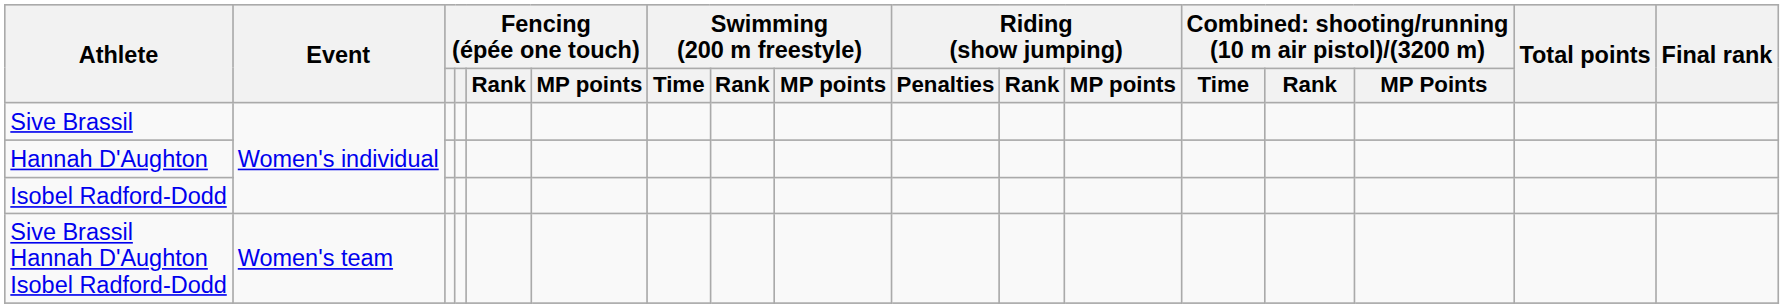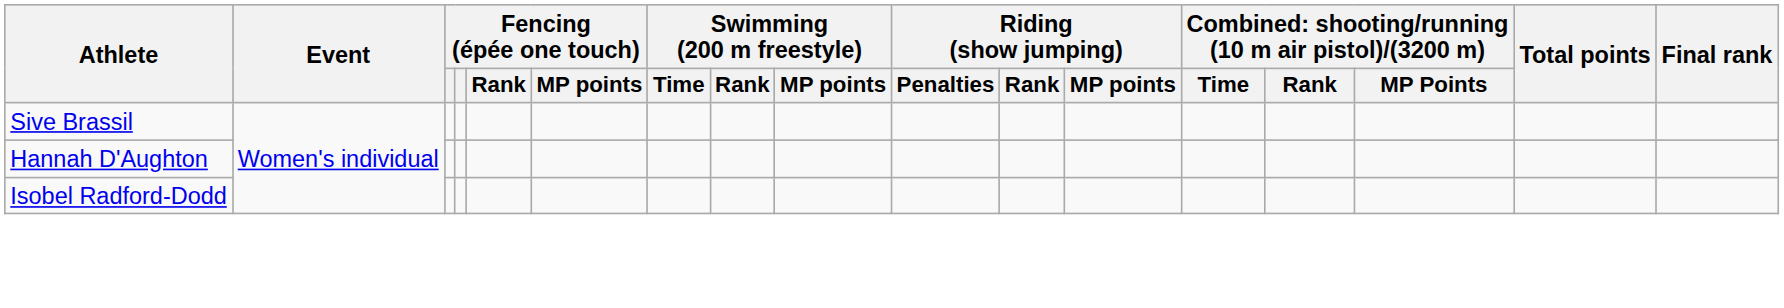- row: (119, 259)
